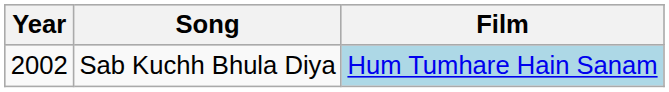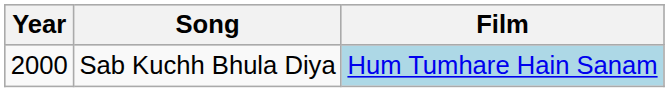(39, 65) 2002 -> (39, 65) 2000
